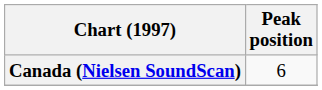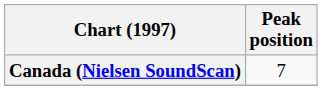(281, 70) 6 -> (281, 70) 7
